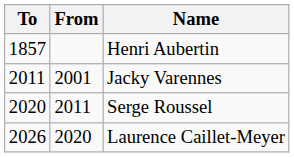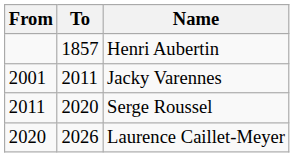columns swapped: (77, 19) <-> (27, 19)
